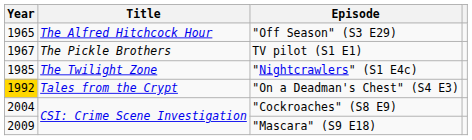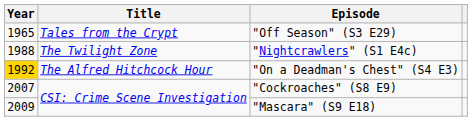(126, 32) The Alfred Hitchcock Hour -> (109, 32) Tales from the Crypt
- row: (307, 51)
(21, 70) 1985 -> (21, 51) 1988
(109, 88) Tales from the Crypt -> (126, 70) The Alfred Hitchcock Hour
(21, 107) 2004 -> (21, 88) 2007
